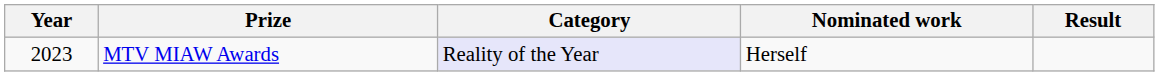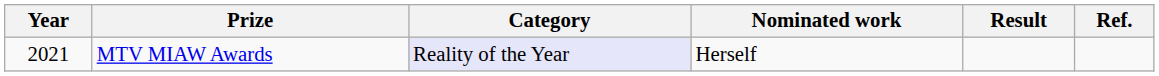+ column: (1114, 20)
(51, 53) 2023 -> (48, 53) 2021
